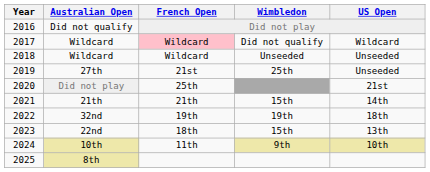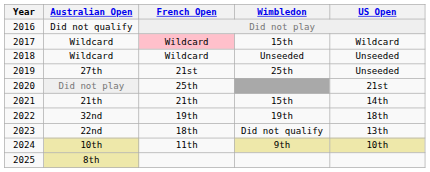(282, 41) Did not qualify -> (282, 41) 15th
(282, 130) 15th -> (282, 130) Did not qualify
